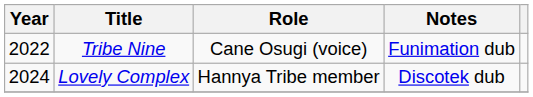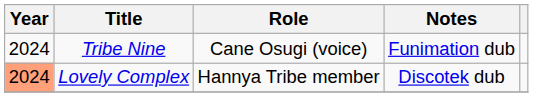(29, 48) 2022 -> (29, 48) 2024
(29, 77) no background -> (29, 77) lightsalmon background
